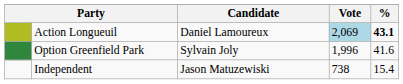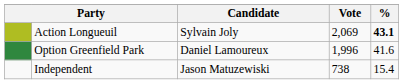(224, 32) Daniel Lamoureux -> (209, 32) Sylvain Joly
(345, 32) lightblue background -> (345, 32) no background
(209, 50) Sylvain Joly -> (224, 50) Daniel Lamoureux
